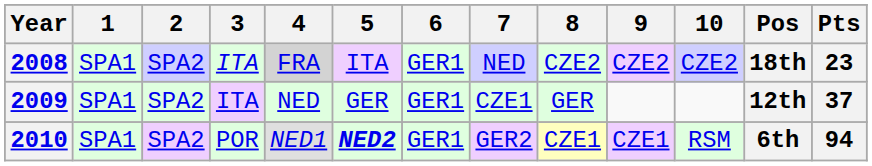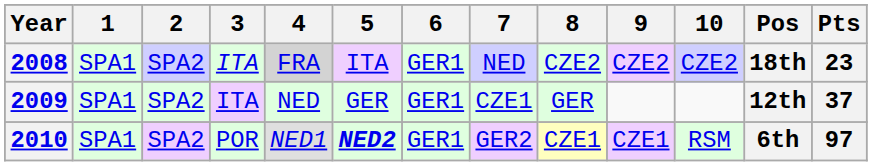(839, 141) 94 -> (839, 141) 97
